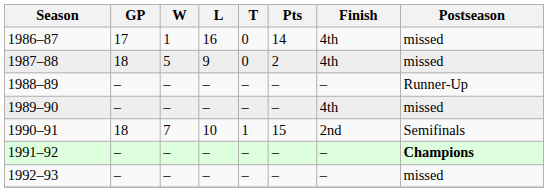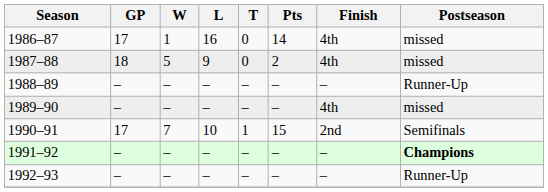(121, 130) 18 -> (121, 130) 17
(424, 175) missed -> (436, 175) Runner-Up
